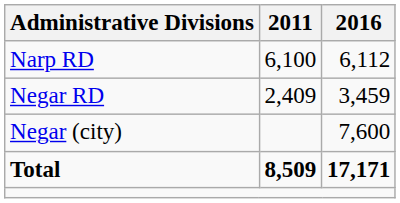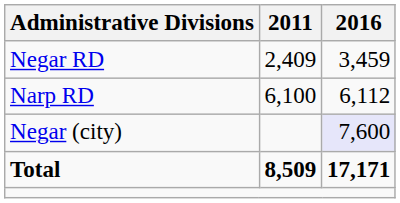rows swapped: (52, 59) <-> (57, 95)
(364, 132) no background -> (364, 132) lavender background
